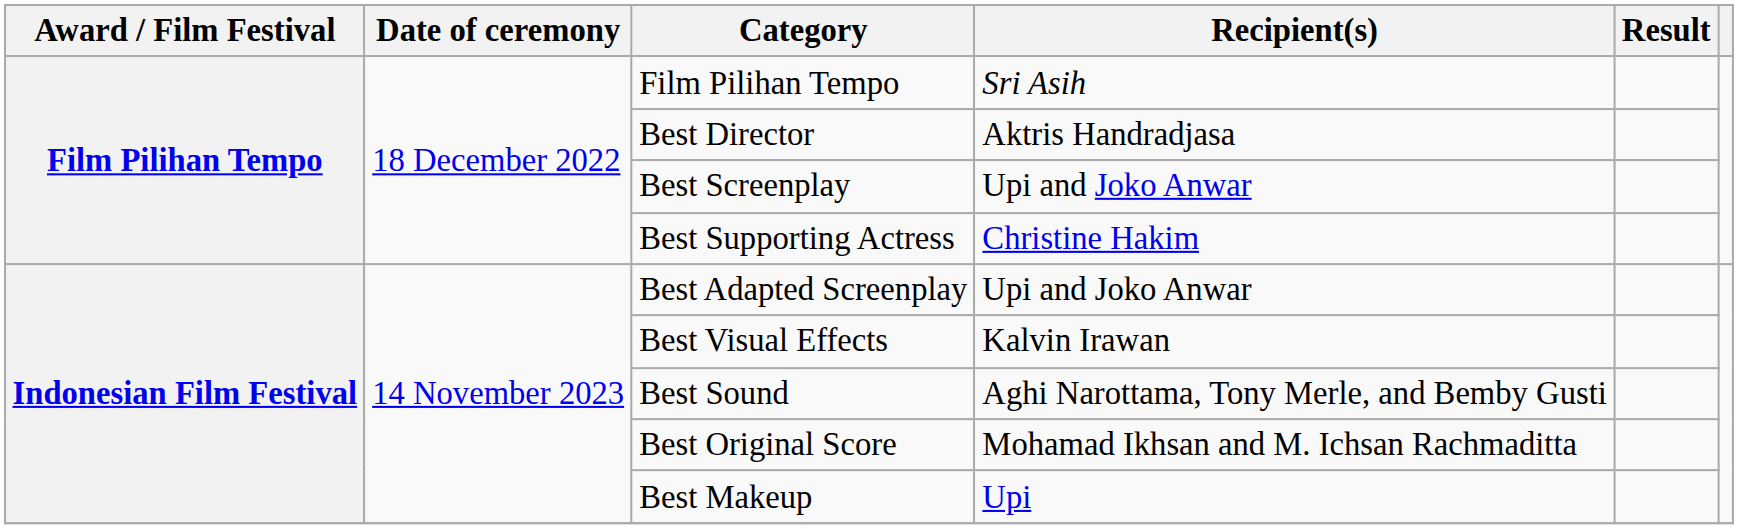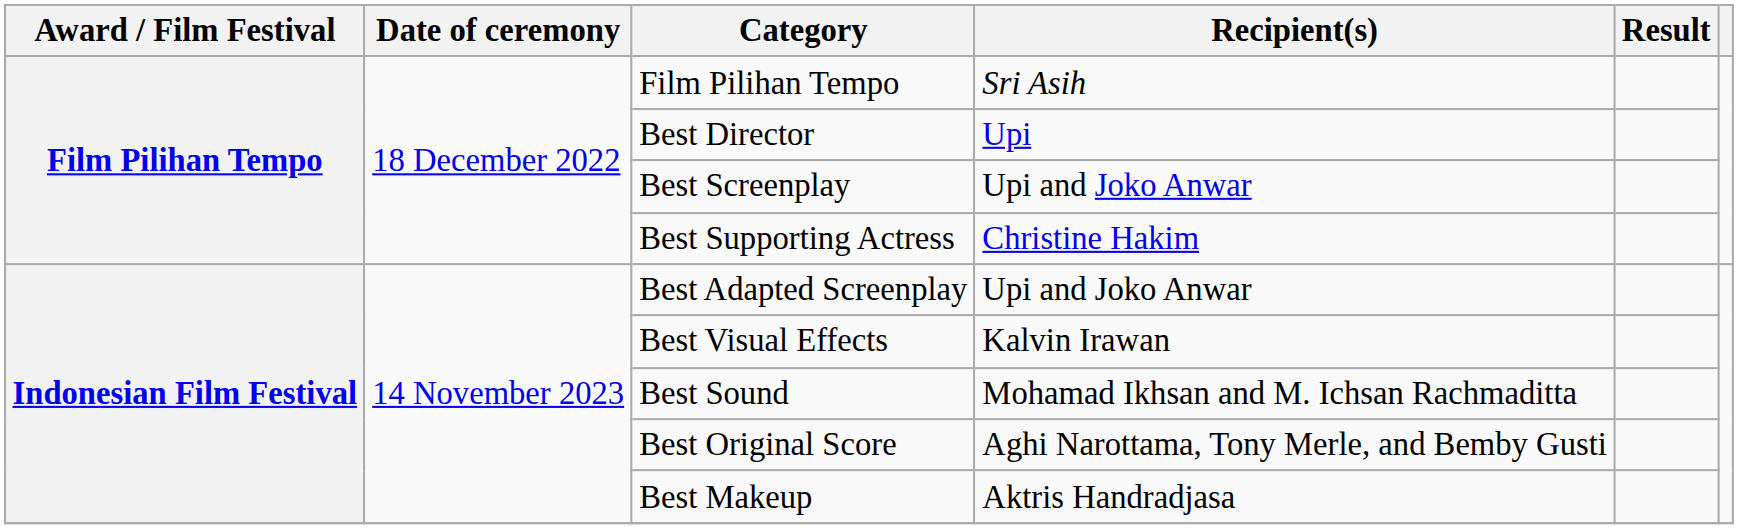(1109, 133) Aktris Handradjasa -> (1007, 133) Upi
(1295, 392) Aghi Narottama, Tony Merle, and Bemby Gusti -> (1280, 392) Mohamad Ikhsan and M. Ichsan Rachmaditta
(1280, 444) Mohamad Ikhsan and M. Ichsan Rachmaditta -> (1295, 444) Aghi Narottama, Tony Merle, and Bemby Gusti
(1007, 496) Upi -> (1109, 496) Aktris Handradjasa
